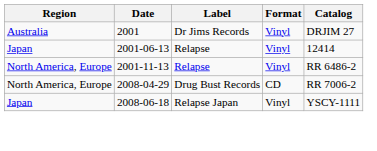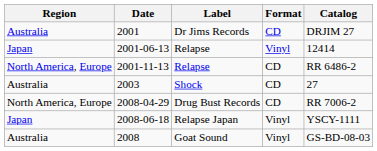(278, 31) Vinyl -> (273, 31) CD
(278, 66) Vinyl -> (273, 66) CD
+ row: (128, 84)
+ row: (128, 137)
